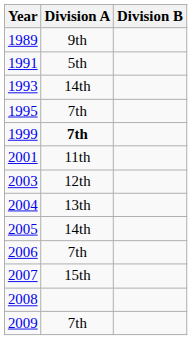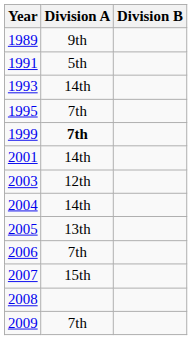(77, 157) 11th -> (77, 157) 14th
(77, 205) 13th -> (77, 205) 14th
(77, 228) 14th -> (77, 228) 13th
